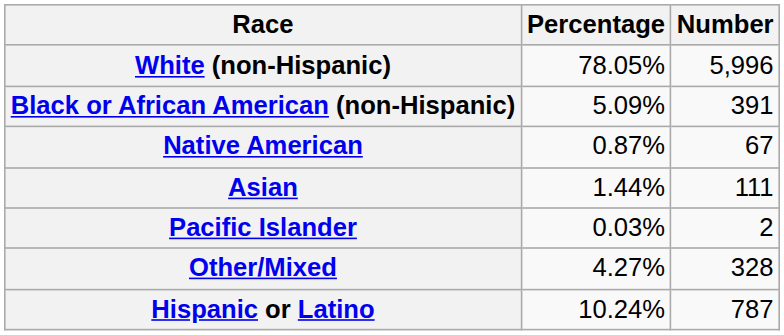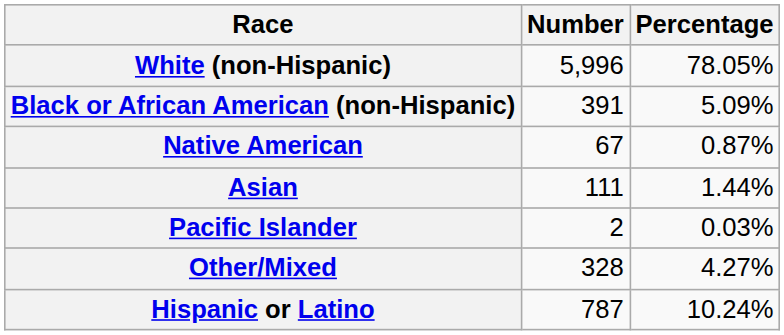columns swapped: (725, 24) <-> (596, 24)
